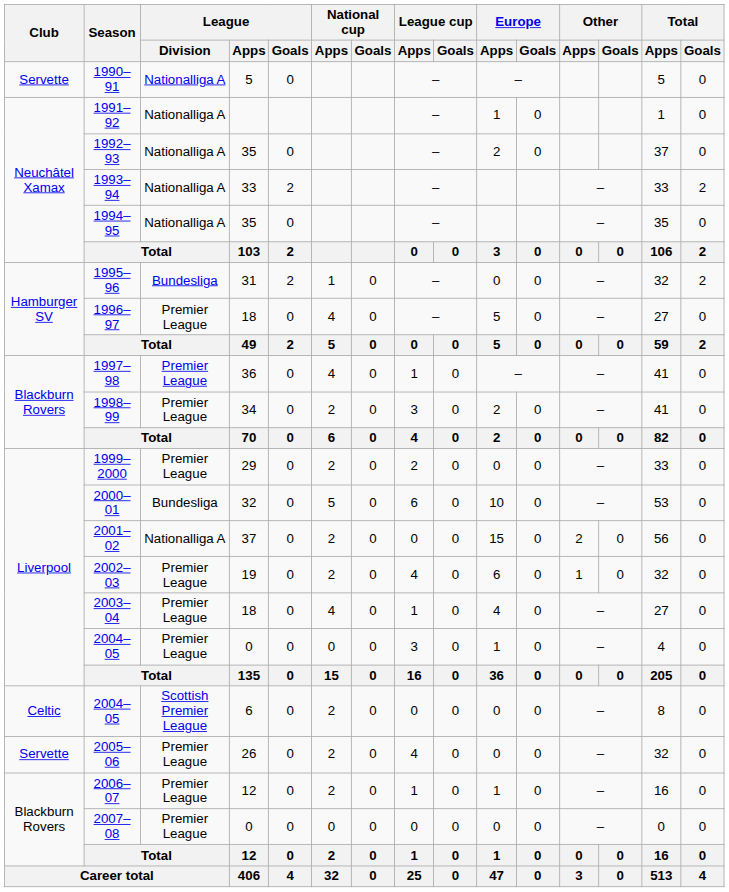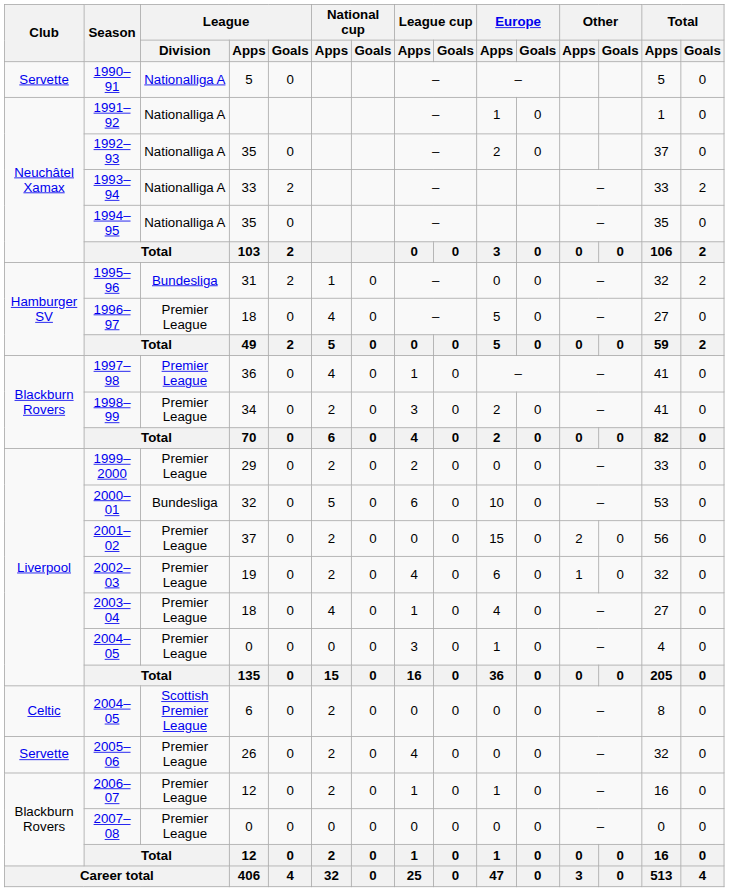(185, 538) Nationalliga A -> (185, 538) Premier League
